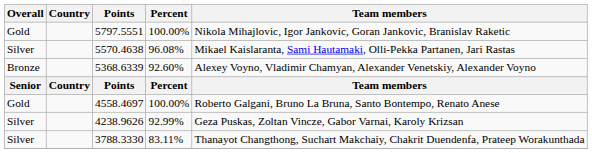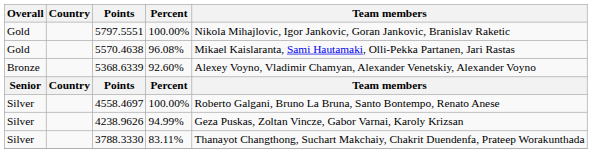(21, 49) Silver -> (18, 49) Gold
(18, 103) Gold -> (21, 103) Silver
(166, 121) 92.99% -> (166, 121) 94.99%
